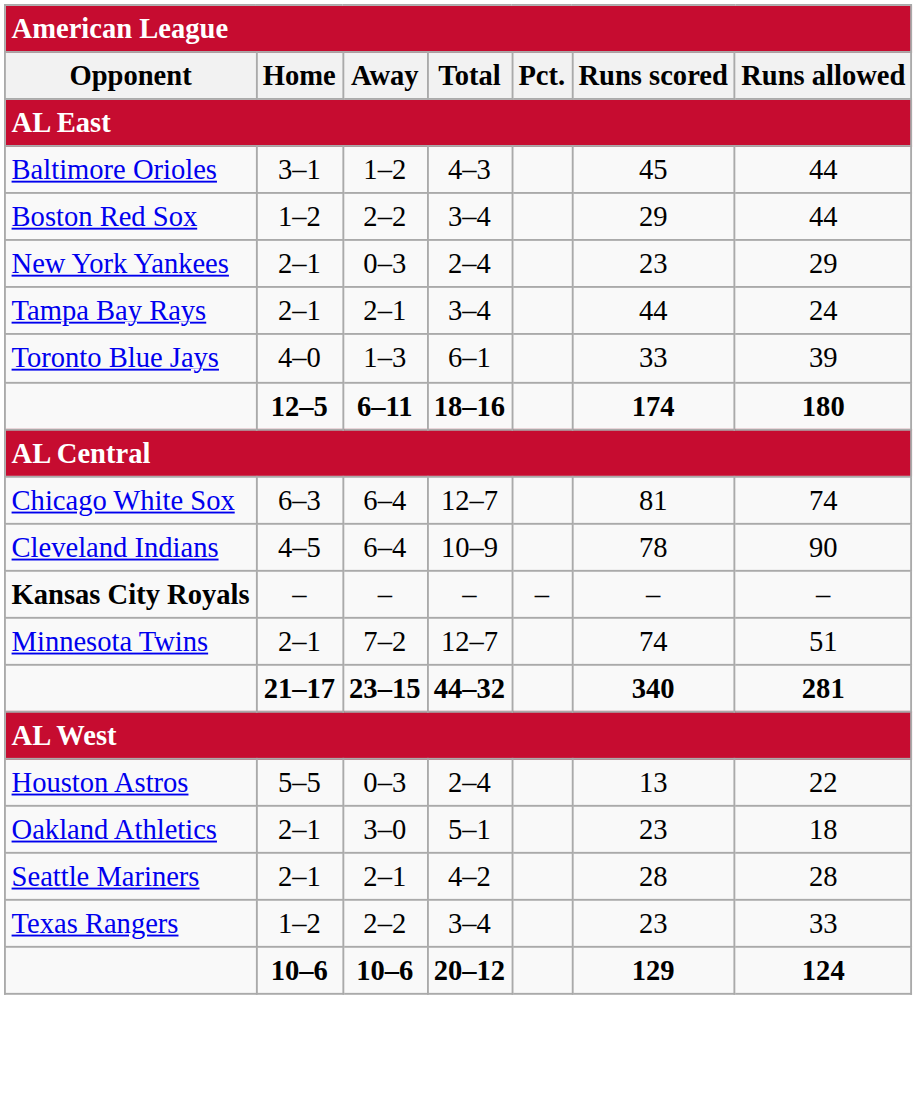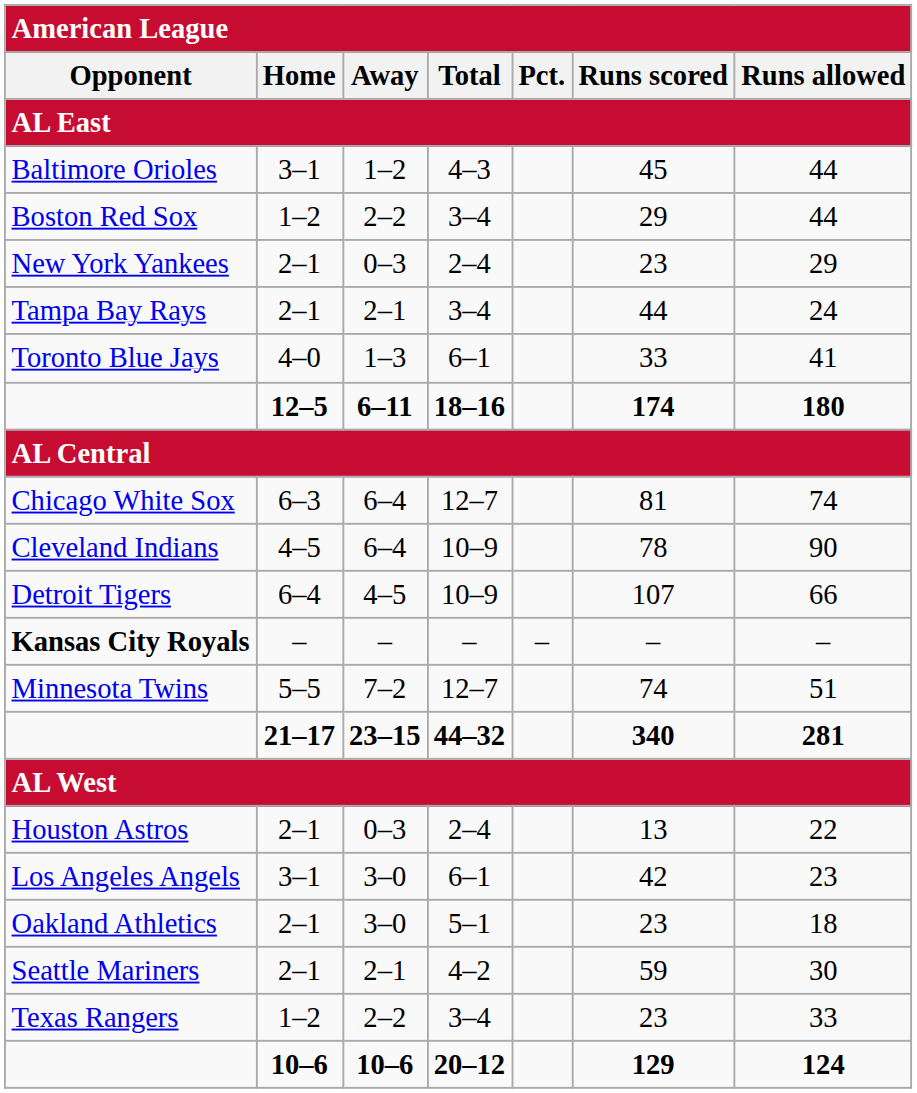(823, 358) 39 -> (823, 358) 41
+ row: (91, 593)
(299, 640) 2–1 -> (299, 687) 5–5
(299, 782) 5–5 -> (299, 829) 2–1
+ row: (126, 876)
(653, 876) 28 -> (653, 970) 59
(823, 876) 28 -> (823, 970) 30
